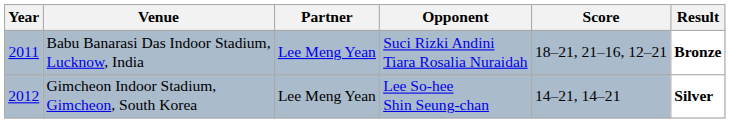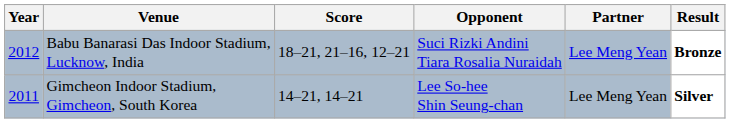columns swapped: (327, 17) <-> (601, 17)
(24, 52) 2011 -> (24, 52) 2012
(24, 96) 2012 -> (24, 96) 2011
